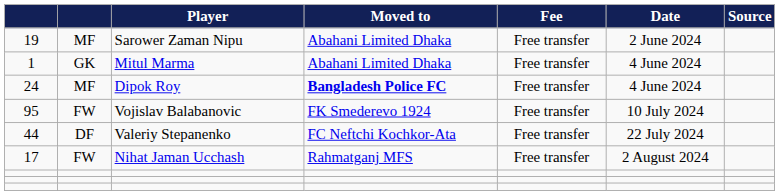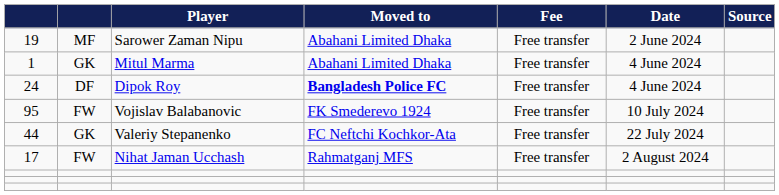(85, 87) MF -> (84, 87) DF
(84, 134) DF -> (84, 134) GK
